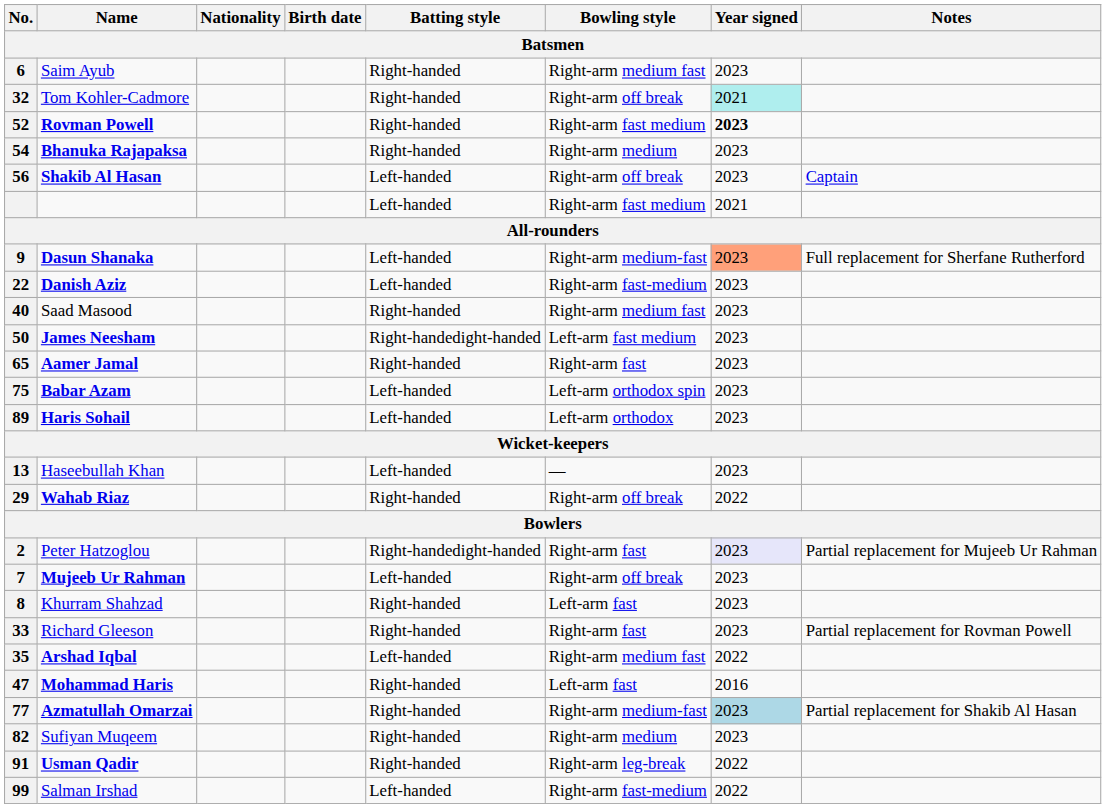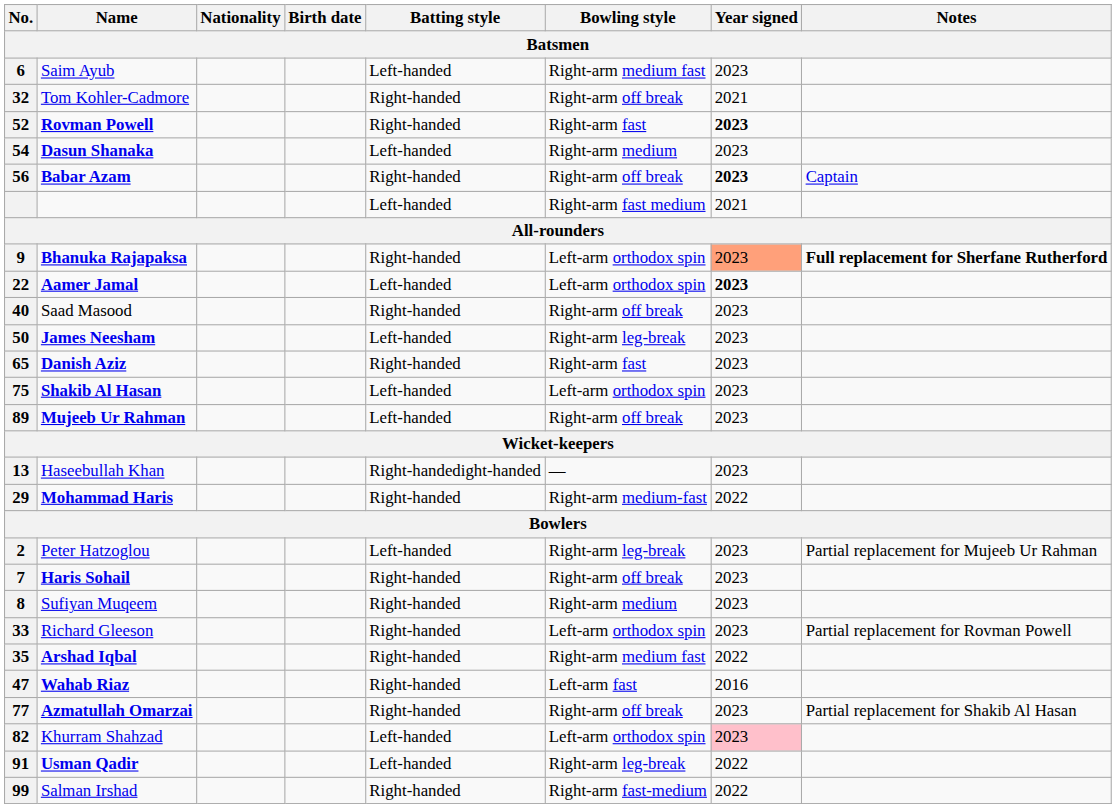(415, 71) Right-handed -> (410, 71) Left-handed
(731, 97) paleturquoise background -> (731, 97) no background
(627, 124) Right-arm fast medium -> (597, 124) Right-arm fast
(114, 151) Bhanuka Rajapaksa -> (97, 151) Dasun Shanaka
(415, 151) Right-handed -> (410, 151) Left-handed
(101, 177) Shakib Al Hasan -> (86, 177) Babar Azam
(410, 177) Left-handed -> (415, 177) Right-handed
(731, 177) normal -> (731, 177) bold
(97, 257) Dasun Shanaka -> (114, 257) Bhanuka Rajapaksa
(410, 257) Left-handed -> (415, 257) Right-handed
(628, 257) Right-arm medium-fast -> (627, 257) Left-arm orthodox spin
(945, 257) normal -> (956, 257) bold
(84, 284) Danish Aziz -> (89, 284) Aamer Jamal
(628, 284) Right-arm fast-medium -> (627, 284) Left-arm orthodox spin
(731, 284) normal -> (731, 284) bold
(627, 310) Right-arm medium fast -> (616, 310) Right-arm off break
(455, 337) Right-handedight-handed -> (410, 337) Left-handed
(622, 337) Left-arm fast medium -> (617, 337) Right-arm leg-break
(89, 364) Aamer Jamal -> (84, 364) Danish Aziz
(86, 390) Babar Azam -> (101, 390) Shakib Al Hasan
(85, 417) Haris Sohail -> (113, 417) Mujeeb Ur Rahman
(611, 417) Left-arm orthodox -> (616, 417) Right-arm off break
(410, 470) Left-handed -> (455, 470) Right-handedight-handed
(85, 497) Wahab Riaz -> (107, 497) Mohammad Haris
(616, 497) Right-arm off break -> (628, 497) Right-arm medium-fast
(455, 550) Right-handedight-handed -> (410, 550) Left-handed
(597, 550) Right-arm fast -> (617, 550) Right-arm leg-break
(731, 550) lavender background -> (731, 550) no background
(113, 577) Mujeeb Ur Rahman -> (85, 577) Haris Sohail
(410, 577) Left-handed -> (415, 577) Right-handed
(102, 603) Khurram Shahzad -> (99, 603) Sufiyan Muqeem
(593, 603) Left-arm fast -> (613, 603) Right-arm medium
(597, 630) Right-arm fast -> (627, 630) Left-arm orthodox spin
(410, 657) Left-handed -> (415, 657) Right-handed
(107, 683) Mohammad Haris -> (85, 683) Wahab Riaz
(628, 710) Right-arm medium-fast -> (616, 710) Right-arm off break
(731, 710) lightblue background -> (731, 710) no background
(99, 737) Sufiyan Muqeem -> (102, 737) Khurram Shahzad
(415, 737) Right-handed -> (410, 737) Left-handed
(613, 737) Right-arm medium -> (627, 737) Left-arm orthodox spin
(731, 737) no background -> (731, 737) pink background
(415, 763) Right-handed -> (410, 763) Left-handed
(410, 790) Left-handed -> (415, 790) Right-handed
